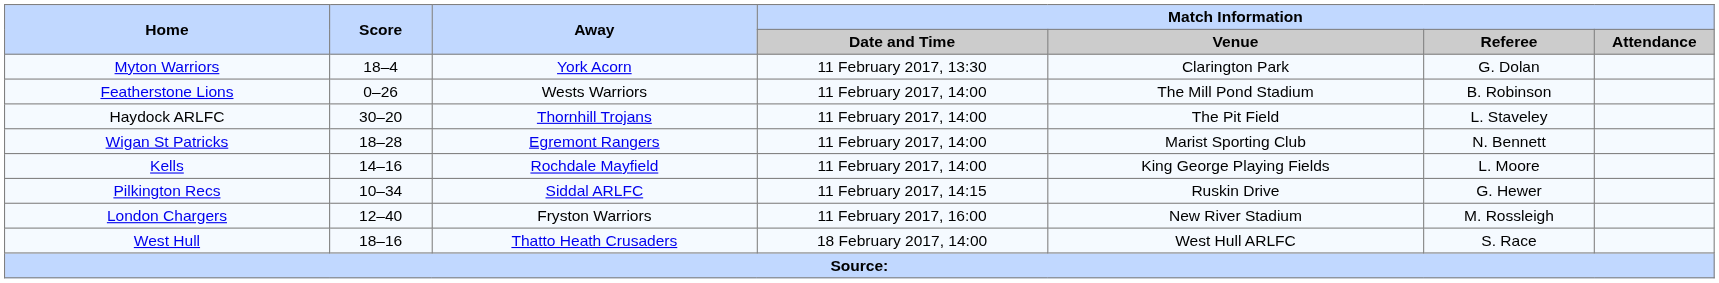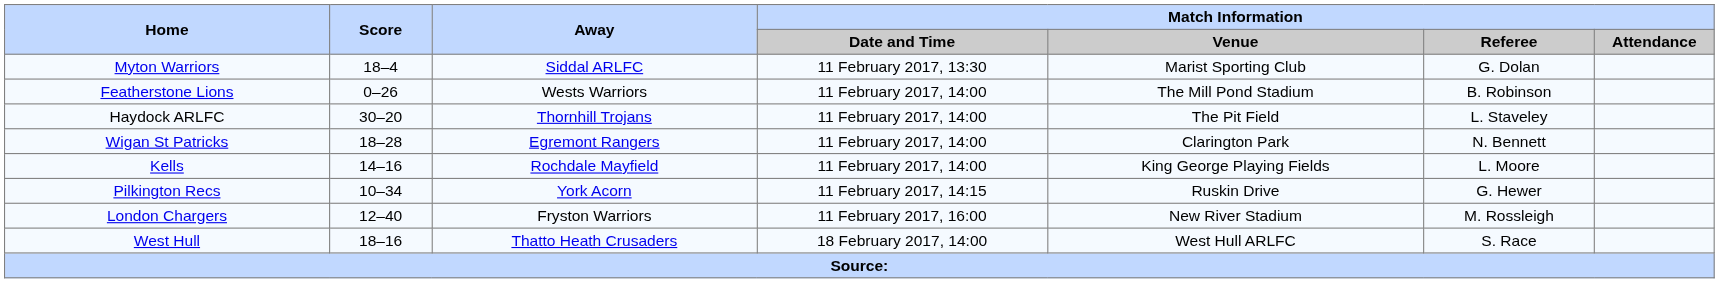(594, 67) York Acorn -> (594, 67) Siddal ARLFC
(1235, 67) Clarington Park -> (1235, 67) Marist Sporting Club
(1235, 141) Marist Sporting Club -> (1235, 141) Clarington Park
(594, 191) Siddal ARLFC -> (594, 191) York Acorn
